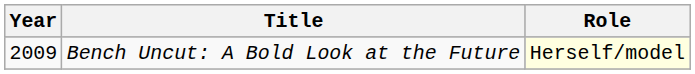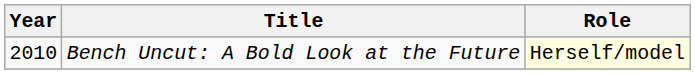(33, 53) 2009 -> (33, 53) 2010
